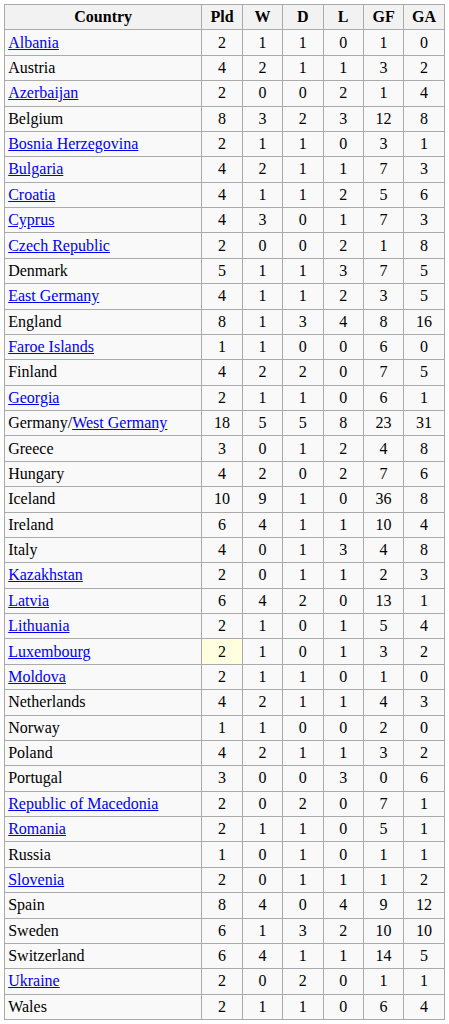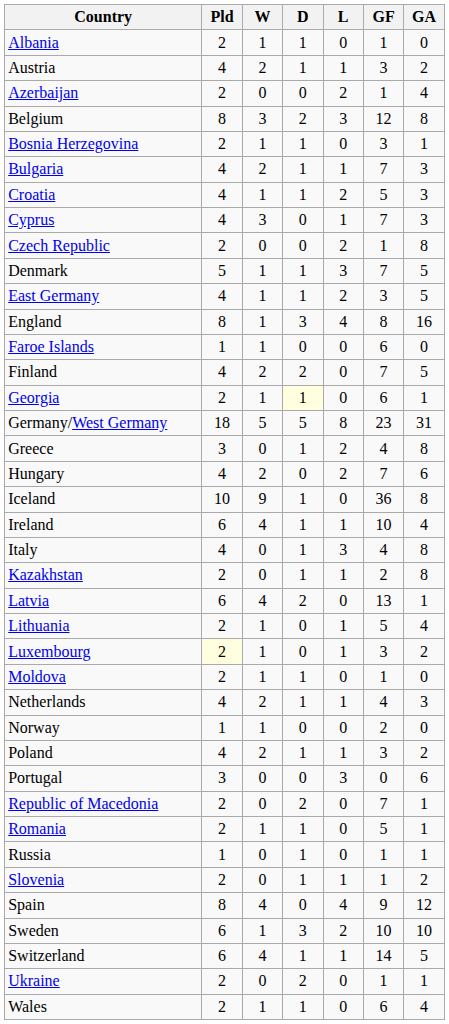(424, 194) 6 -> (424, 194) 3
(303, 397) no background -> (303, 397) lightyellow background
(424, 575) 3 -> (424, 575) 8
